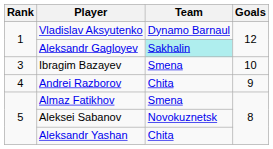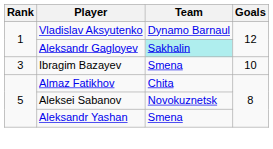- row: (80, 83)
(165, 100) Smena -> (161, 83) Chita
(161, 135) Chita -> (165, 118) Smena
